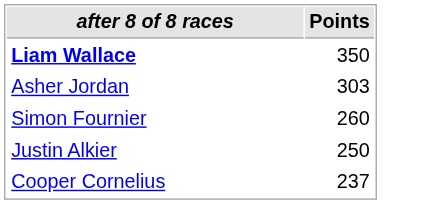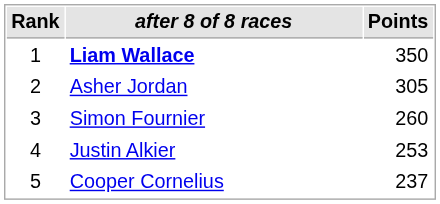+ column: (35, 22)
(353, 87) 303 -> (412, 87) 305
(353, 150) 250 -> (412, 150) 253
